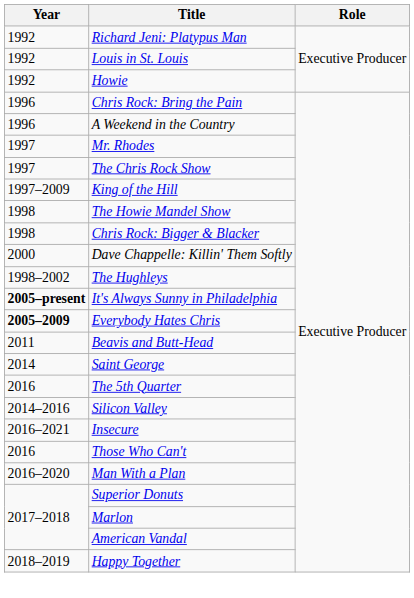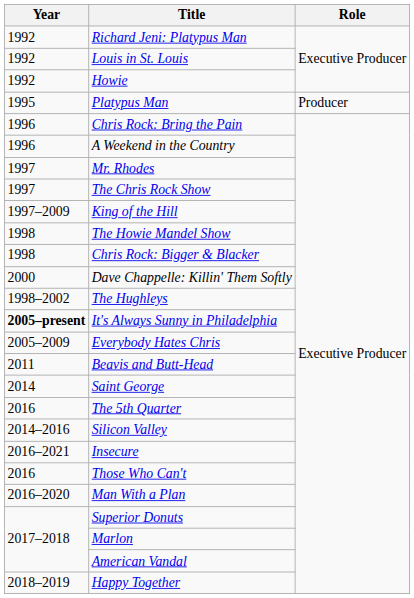+ row: (130, 102)
(39, 320) bold -> (39, 342) normal
